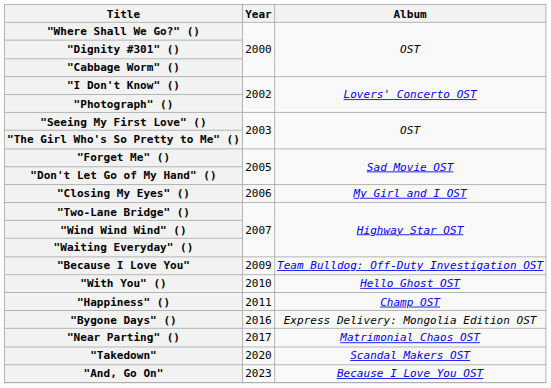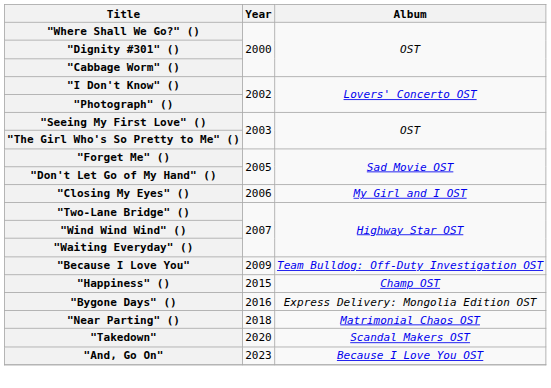- row: (123, 284)
(258, 302) 2011 -> (258, 284) 2015
(258, 338) 2017 -> (258, 320) 2018
